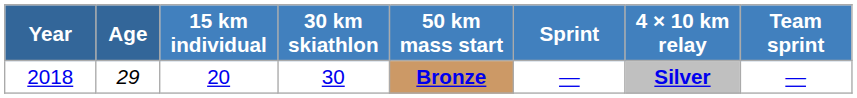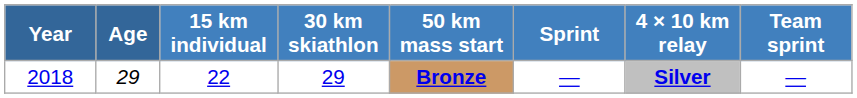(219, 77) 20 -> (219, 77) 22
(333, 77) 30 -> (333, 77) 29
